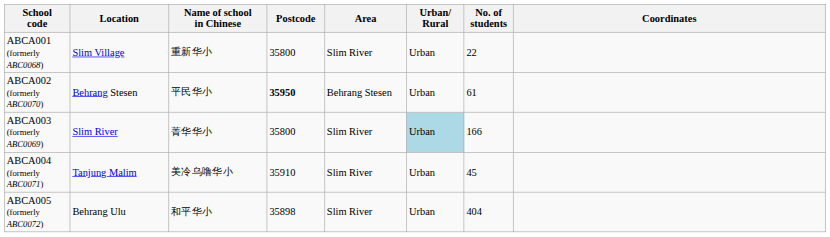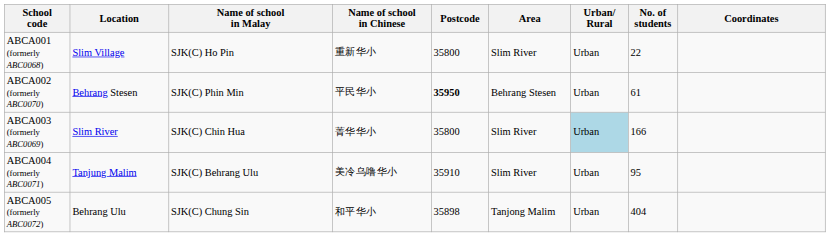+ column: (251, 18)
(472, 172) 45 -> (636, 172) 95
(350, 212) Slim River -> (523, 212) Tanjong Malim
